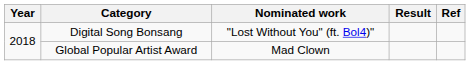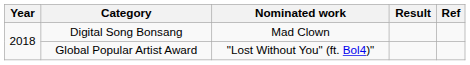(300, 32) "Lost Without You" (ft. Bol4)" -> (300, 32) Mad Clown
(300, 50) Mad Clown -> (300, 50) "Lost Without You" (ft. Bol4)"
